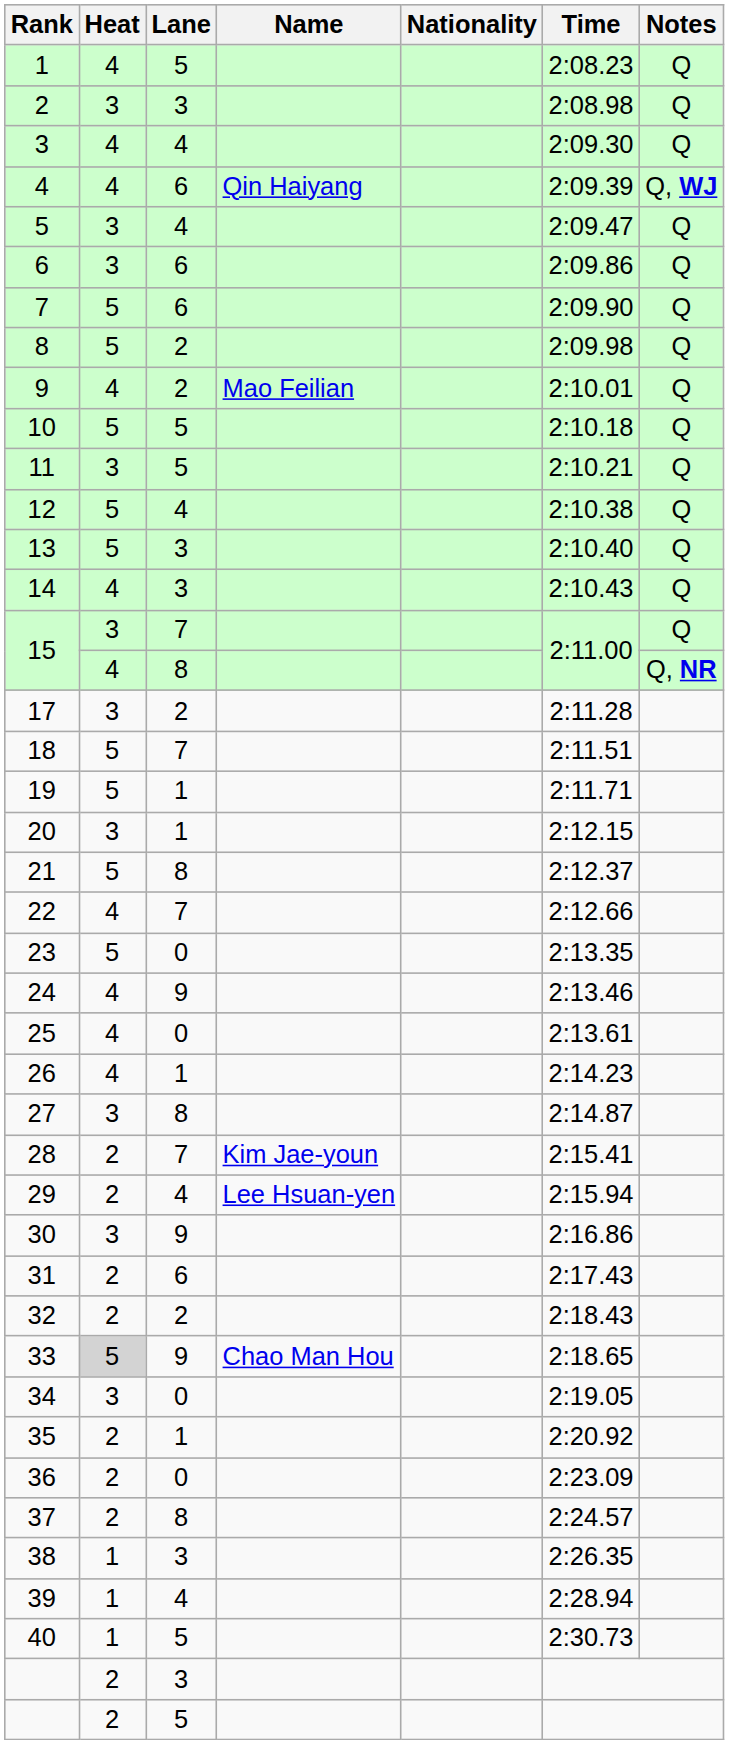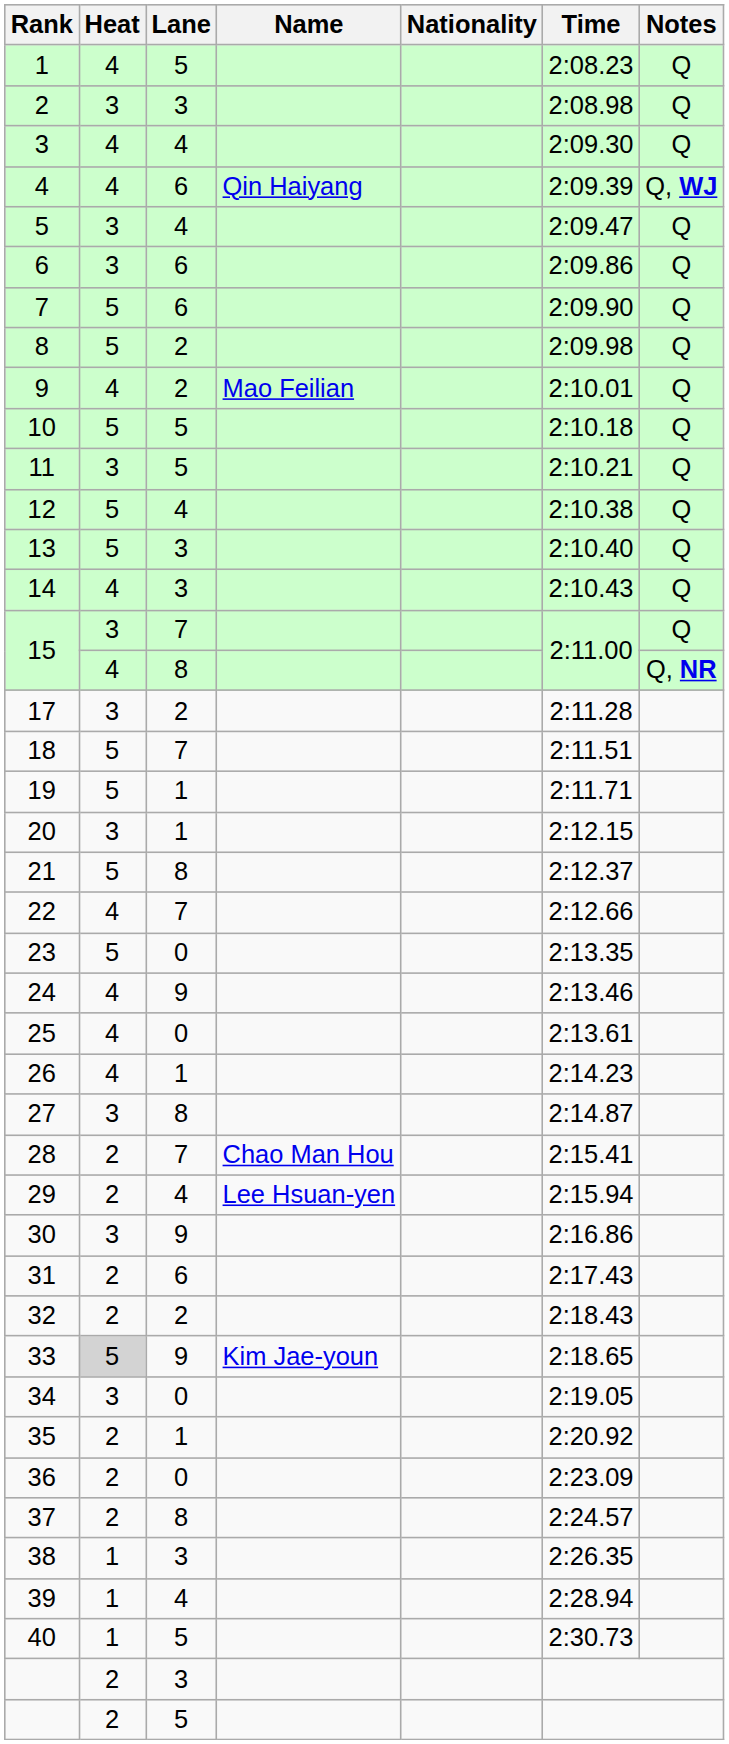(300, 1154) Kim Jae-youn -> (308, 1154) Chao Man Hou
(308, 1356) Chao Man Hou -> (300, 1356) Kim Jae-youn
